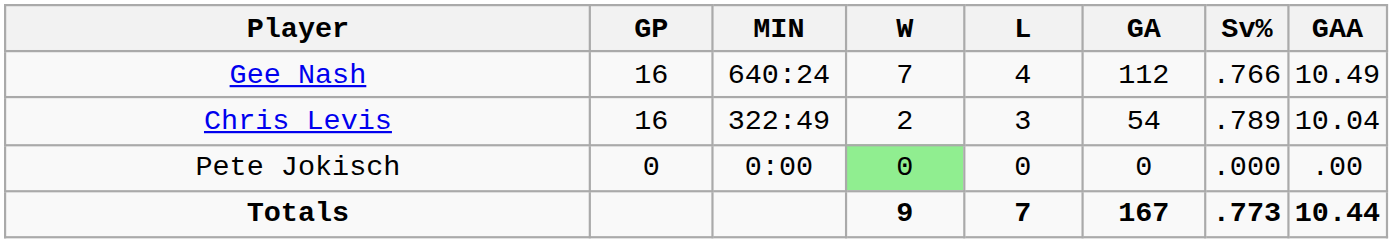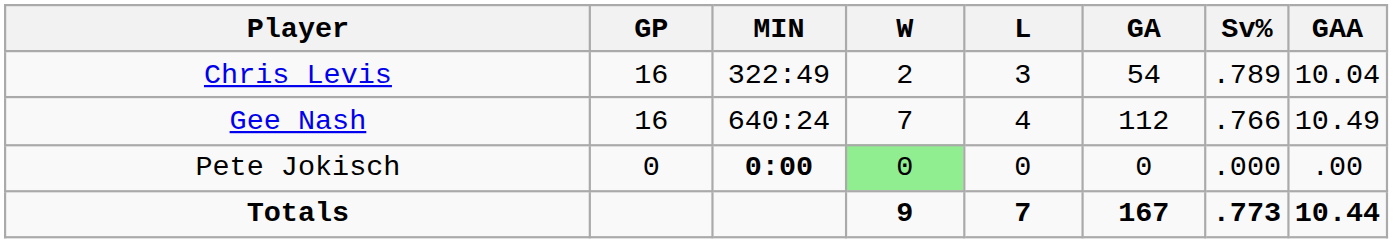rows swapped: (298, 75) <-> (298, 121)
(779, 167) normal -> (779, 167) bold
